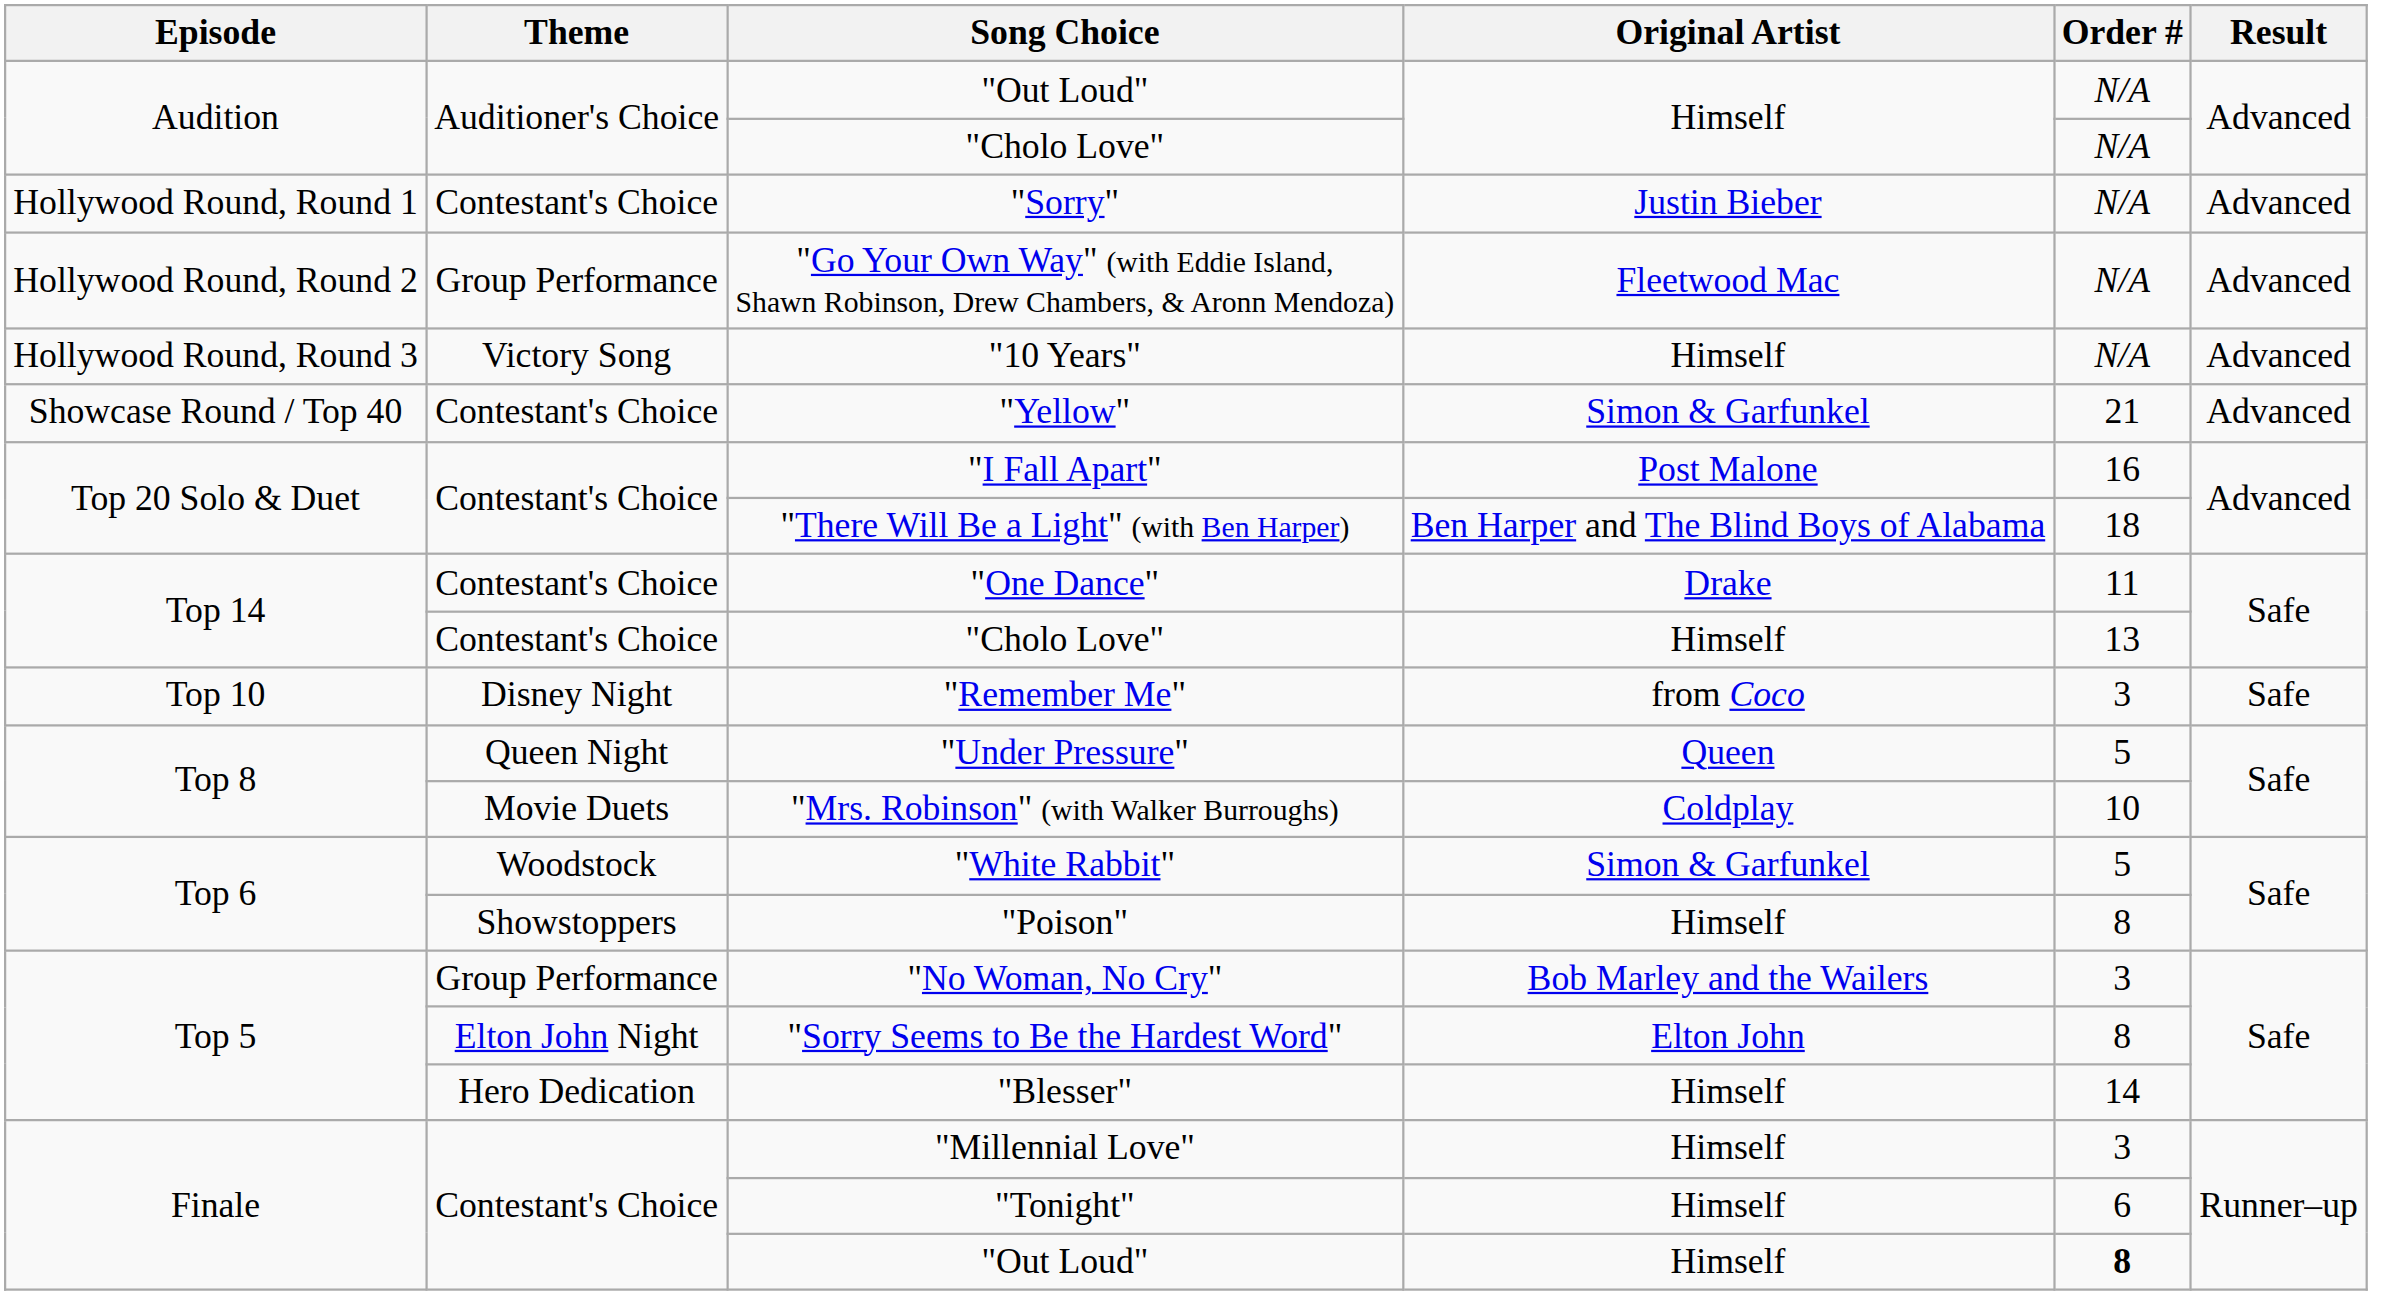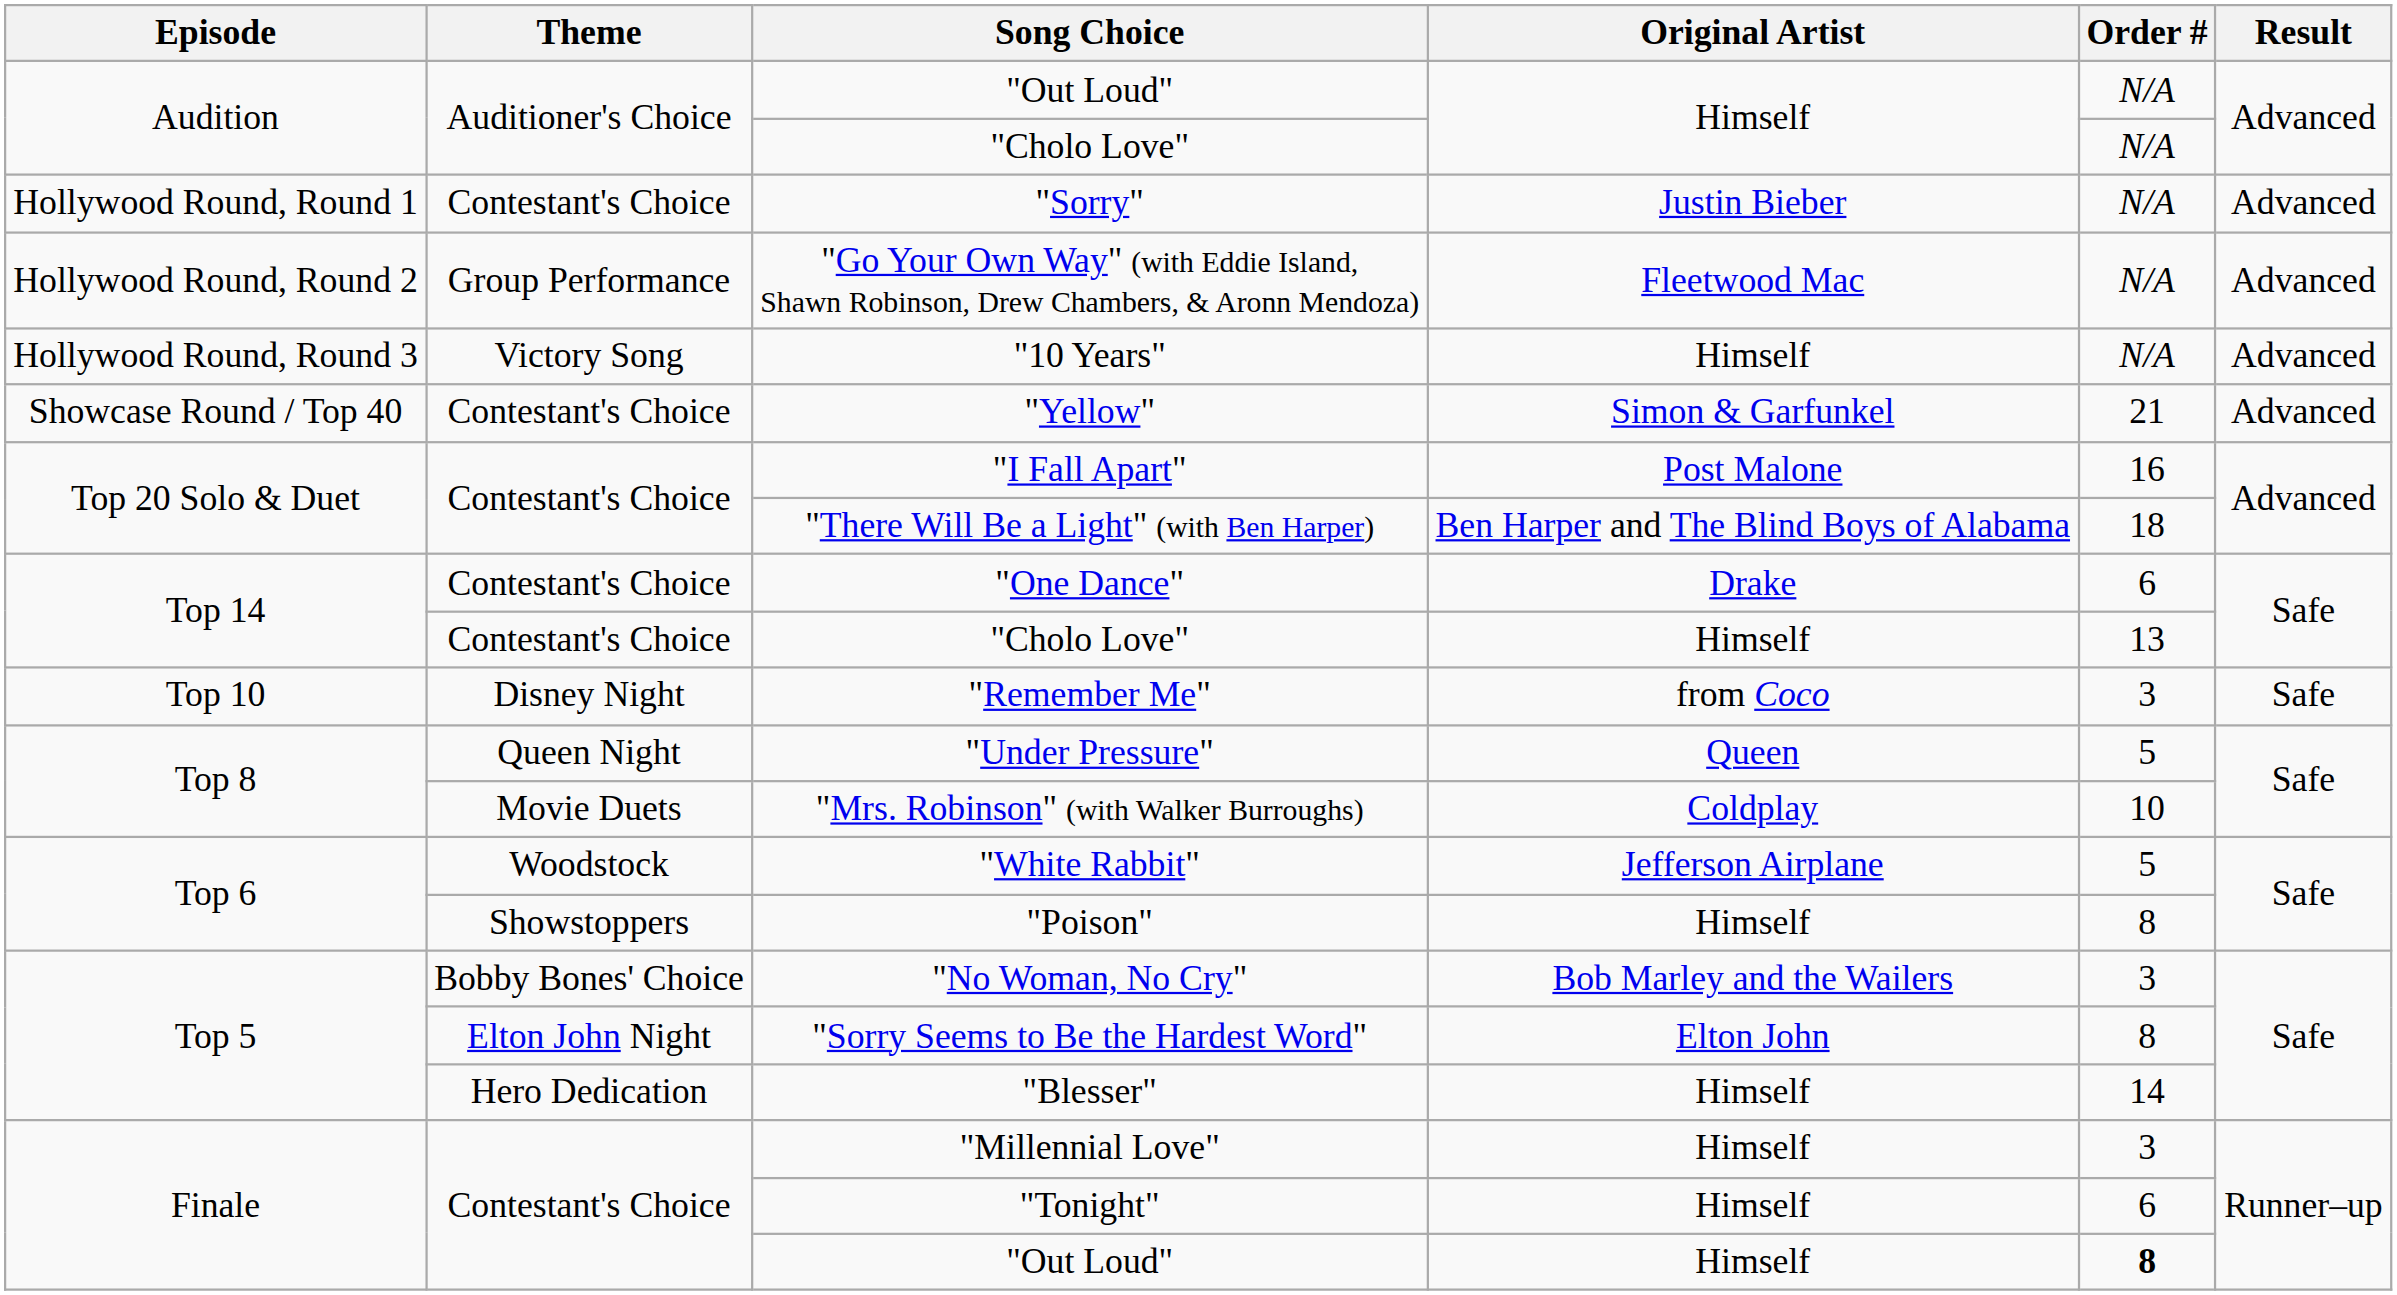(2122, 582) 11 -> (2147, 582) 6
(1728, 865) Simon & Garfunkel -> (1753, 865) Jefferson Airplane
(577, 978) Group Performance -> (589, 978) Bobby Bones' Choice
